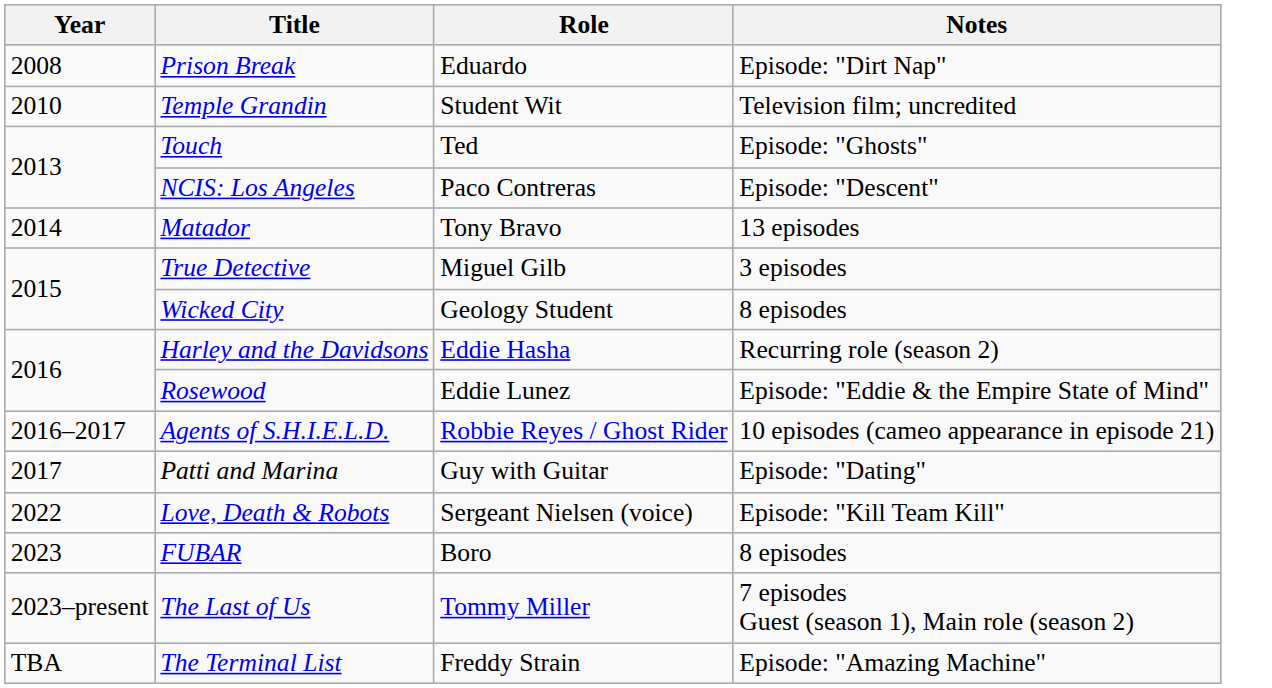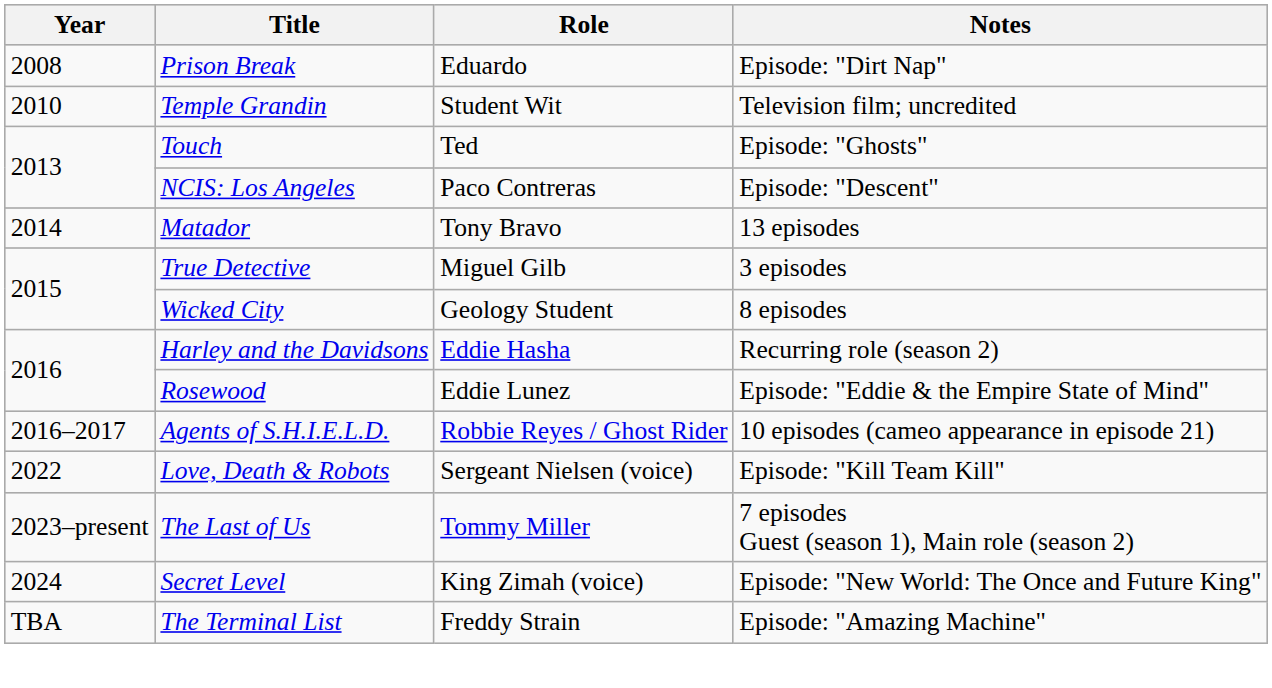- row: (249, 471)
- row: (201, 552)
+ row: (223, 581)
